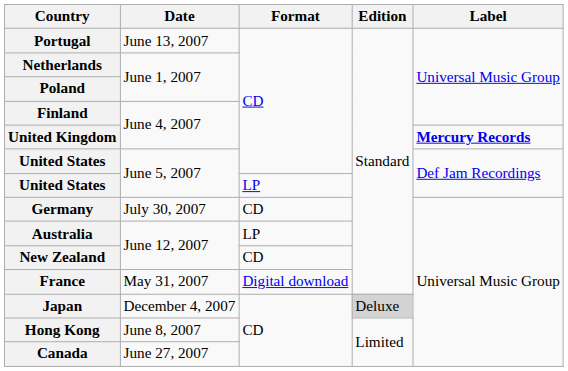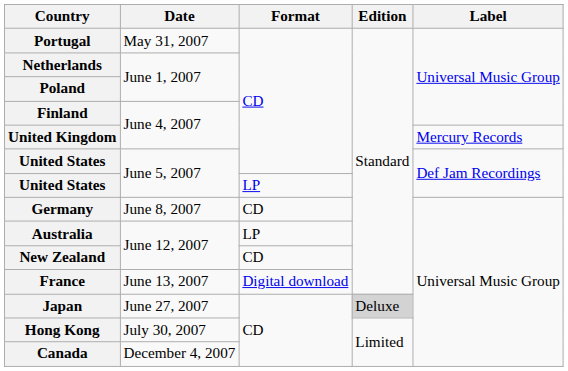(166, 40) June 13, 2007 -> (166, 40) May 31, 2007
(473, 137) bold -> (469, 137) normal
(165, 209) July 30, 2007 -> (162, 209) June 8, 2007
(166, 281) May 31, 2007 -> (166, 281) June 13, 2007
(179, 305) December 4, 2007 -> (166, 305) June 27, 2007
(162, 329) June 8, 2007 -> (165, 329) July 30, 2007
(166, 354) June 27, 2007 -> (179, 354) December 4, 2007
